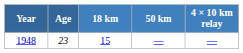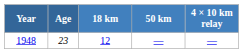(105, 40) 15 -> (105, 40) 12
